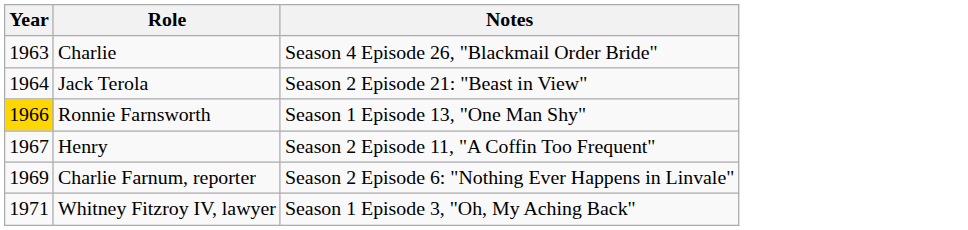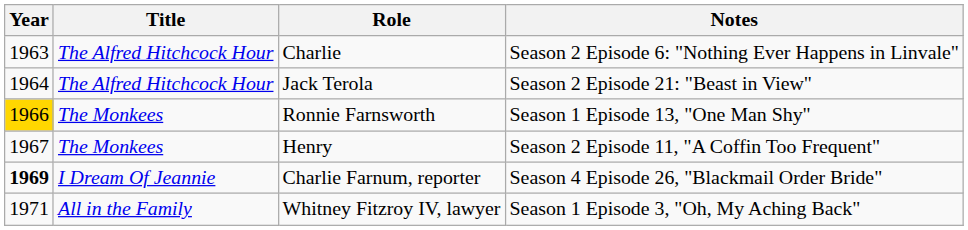+ column: (166, 20)
(471, 51) Season 4 Episode 26, "Blackmail Order Bride" -> (734, 51) Season 2 Episode 6: "Nothing Ever Happens in Linvale"
(29, 177) normal -> (29, 177) bold
(510, 177) Season 2 Episode 6: "Nothing Ever Happens in Linvale" -> (696, 177) Season 4 Episode 26, "Blackmail Order Bride"
